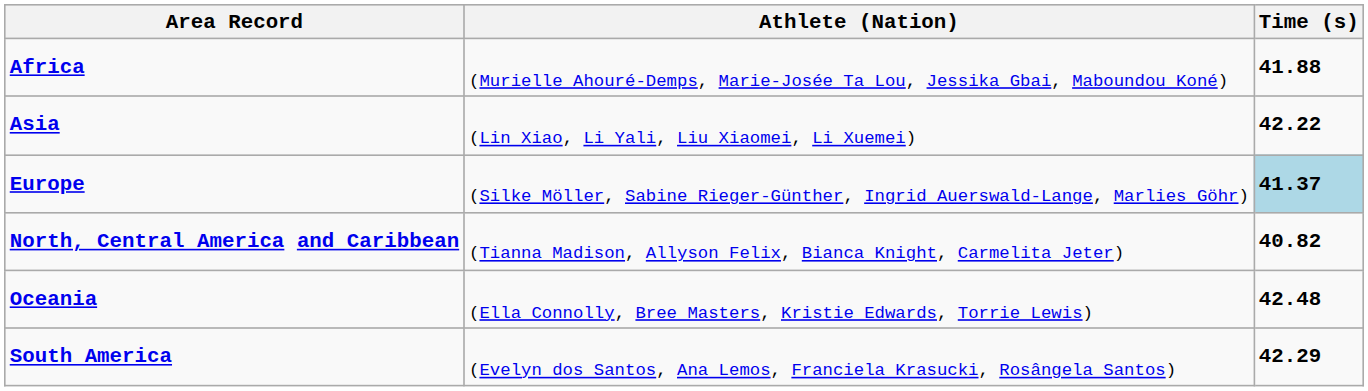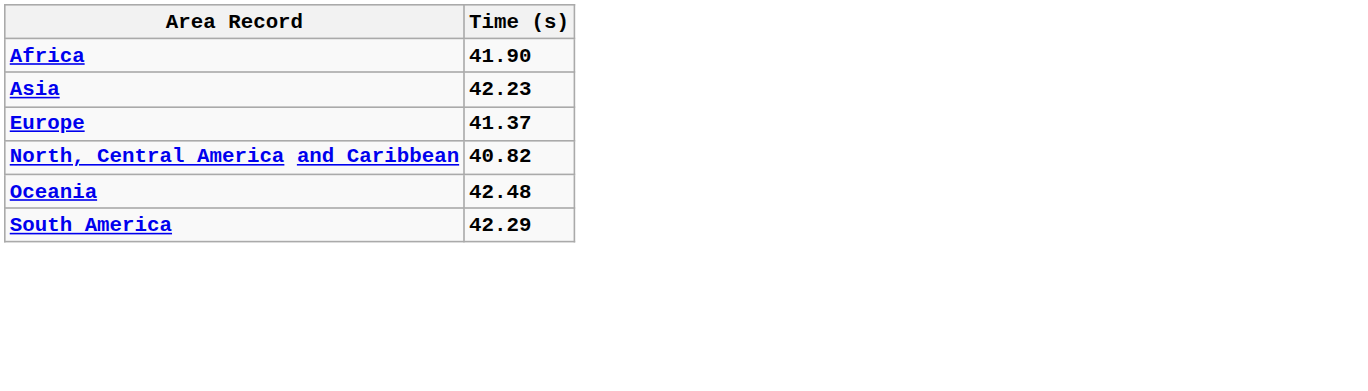- column: (859, 22)
(1290, 68) 41.88 -> (500, 56) 41.90
(1290, 126) 42.22 -> (500, 90) 42.23
(1290, 183) lightblue background -> (500, 123) no background
